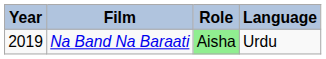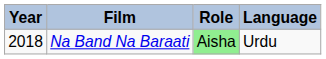(26, 42) 2019 -> (26, 42) 2018
